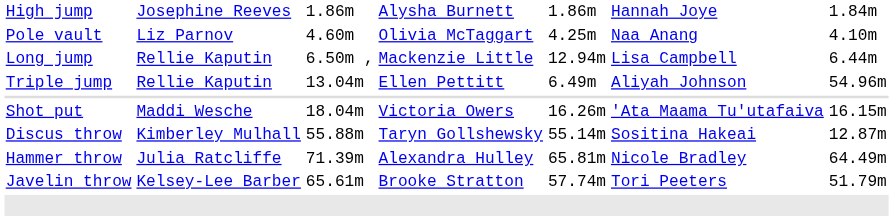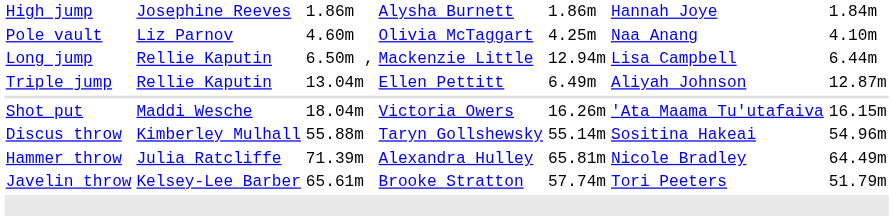(858, 83) 54.96m -> (858, 83) 12.87m
(858, 135) 12.87m -> (858, 135) 54.96m
